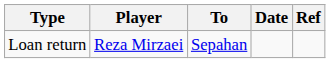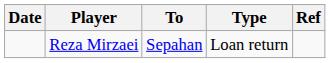columns swapped: (272, 17) <-> (47, 17)
